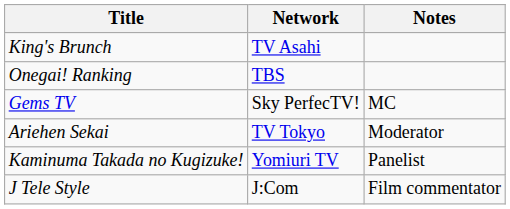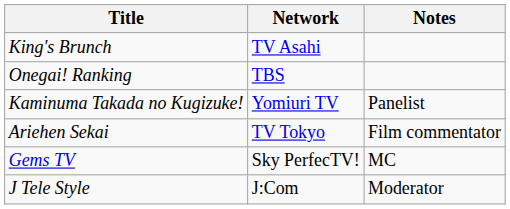rows swapped: (42, 103) <-> (126, 160)
(406, 132) Moderator -> (434, 132) Film commentator
(434, 189) Film commentator -> (406, 189) Moderator
